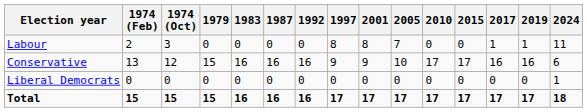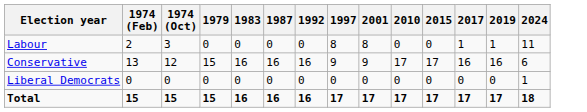- column: (407, 20)
